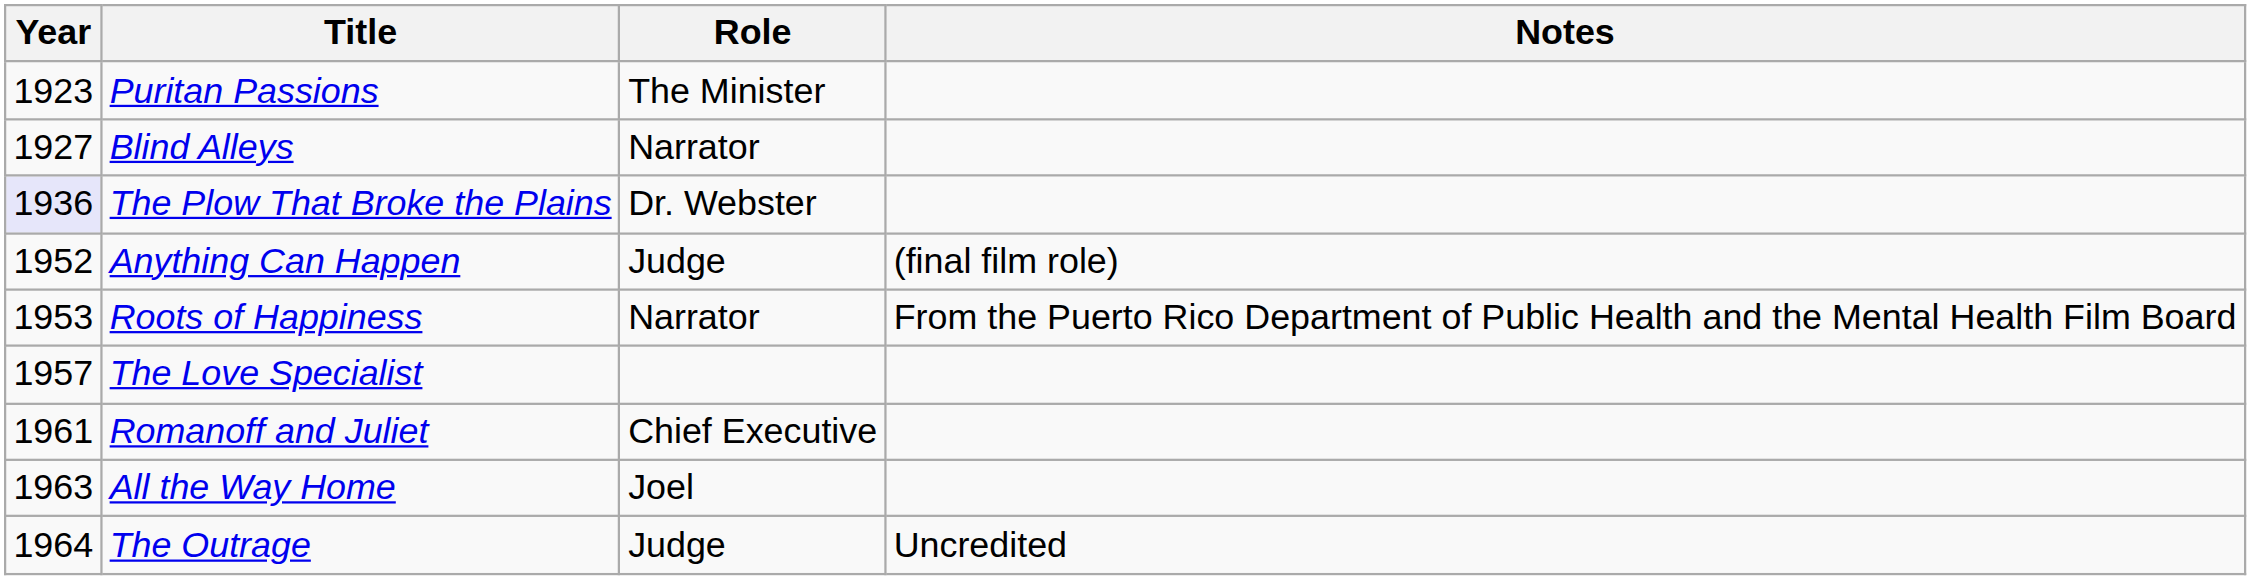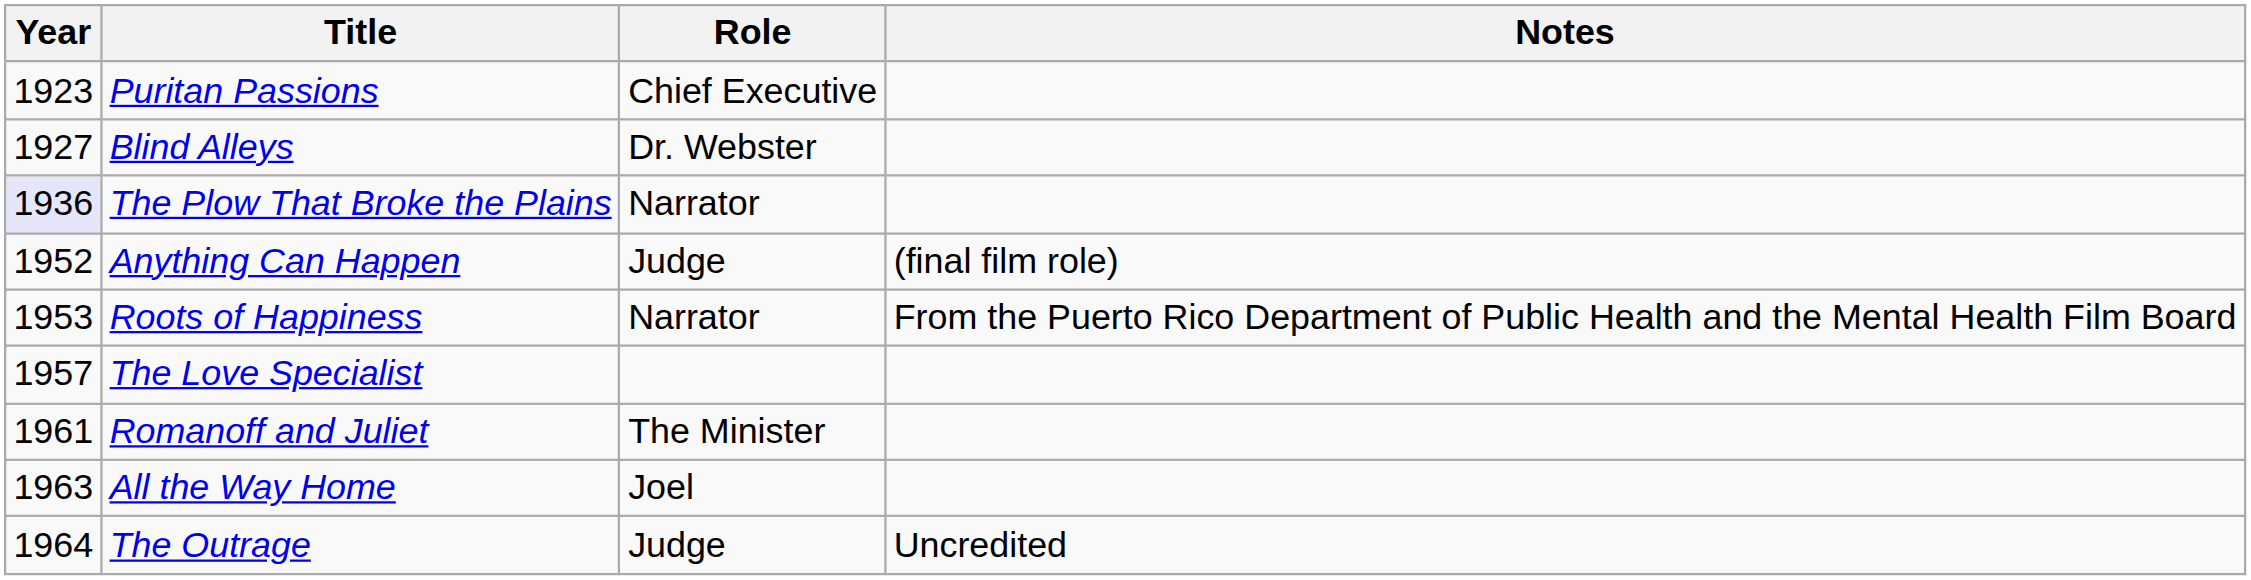(727, 89) The Minister -> (753, 89) Chief Executive
(694, 146) Narrator -> (722, 146) Dr. Webster
(722, 203) Dr. Webster -> (694, 203) Narrator
(753, 430) Chief Executive -> (727, 430) The Minister
